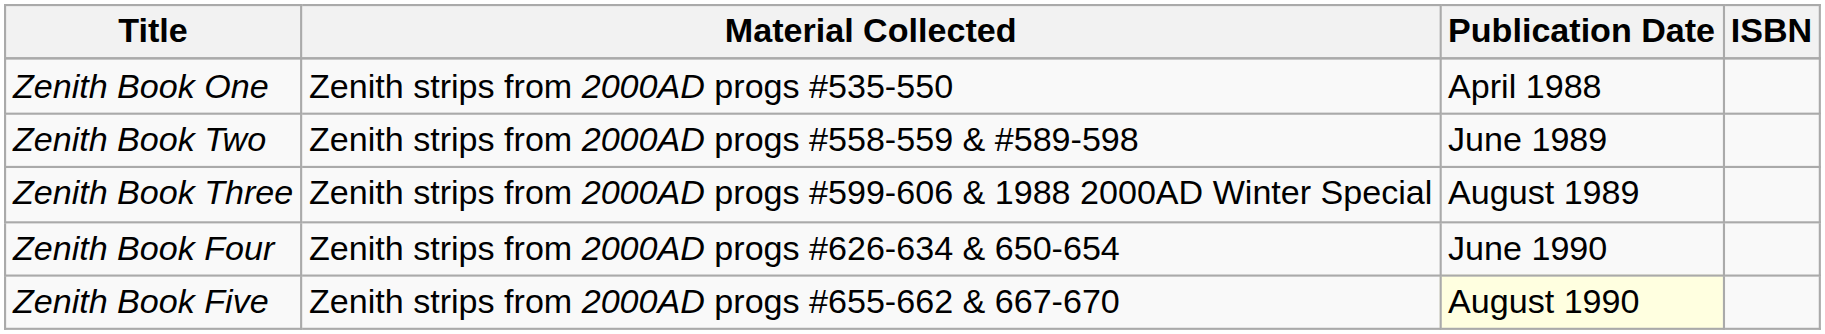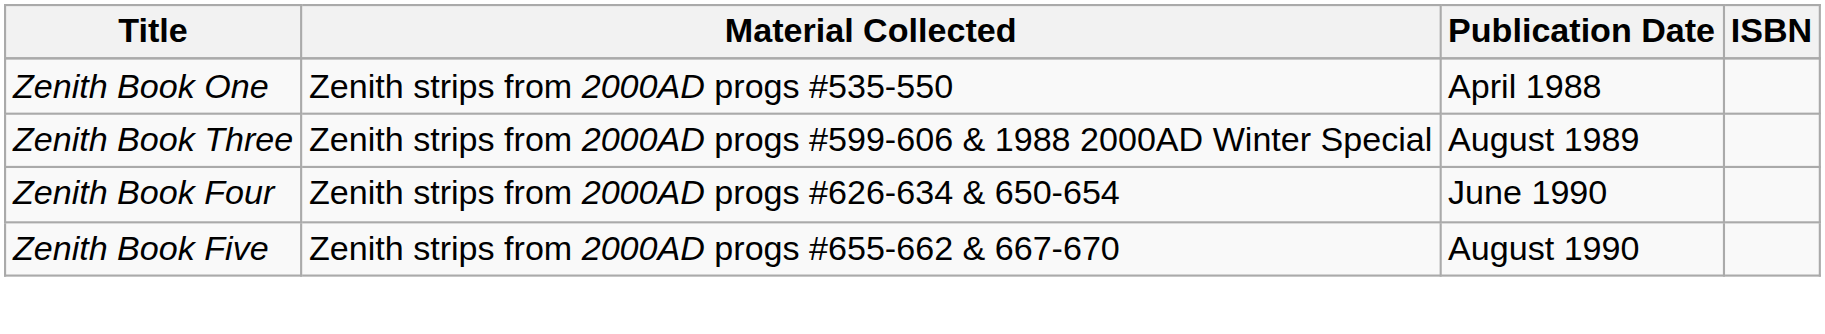- row: (140, 139)
(1544, 301) lightyellow background -> (1544, 247) no background
